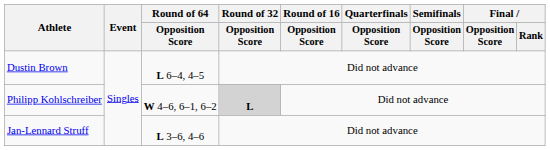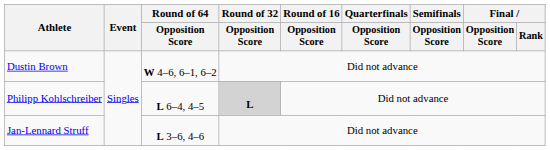(180, 76) L 6–4, 4–5 -> (180, 73) W 4–6, 6–1, 6–2
(180, 106) W 4–6, 6–1, 6–2 -> (180, 106) L 6–4, 4–5
